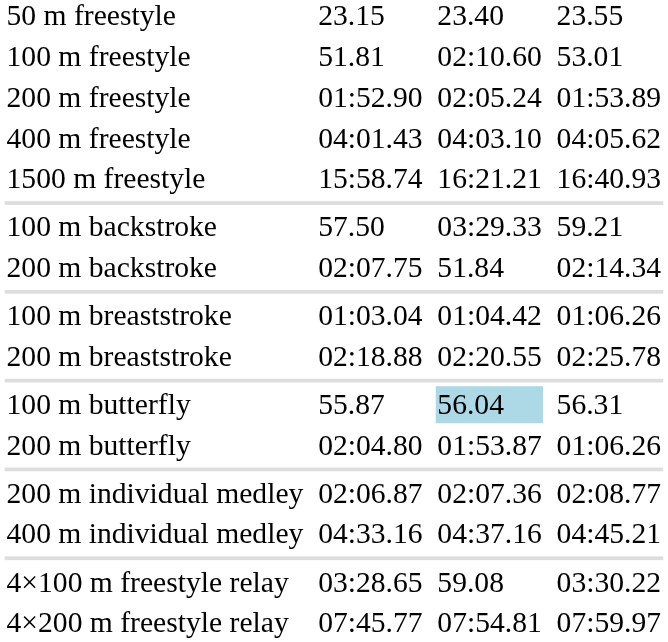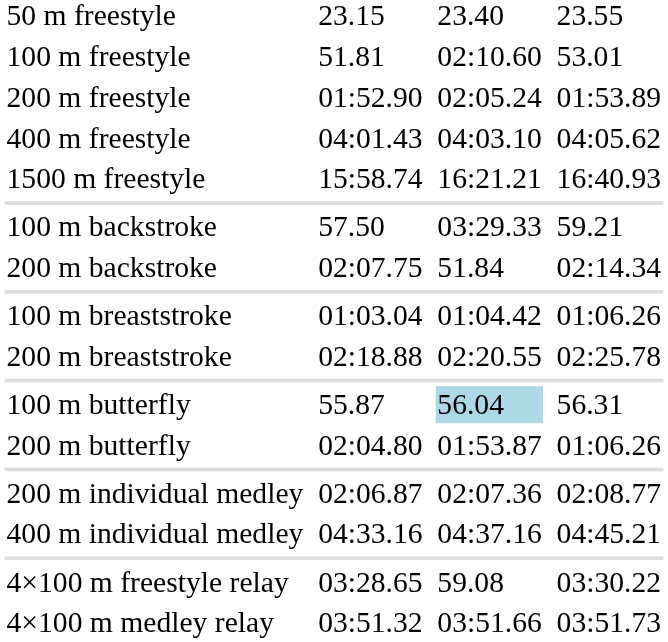- row: (148, 622)
+ row: (140, 622)
